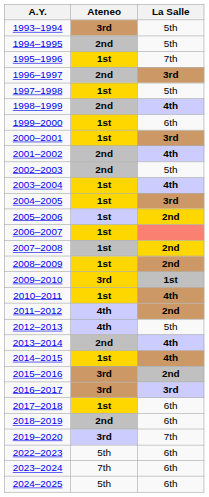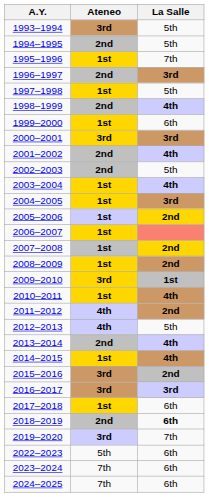(104, 138) 1st -> (104, 138) 3rd
(171, 421) normal -> (171, 421) bold
(104, 484) 5th -> (104, 484) 7th
